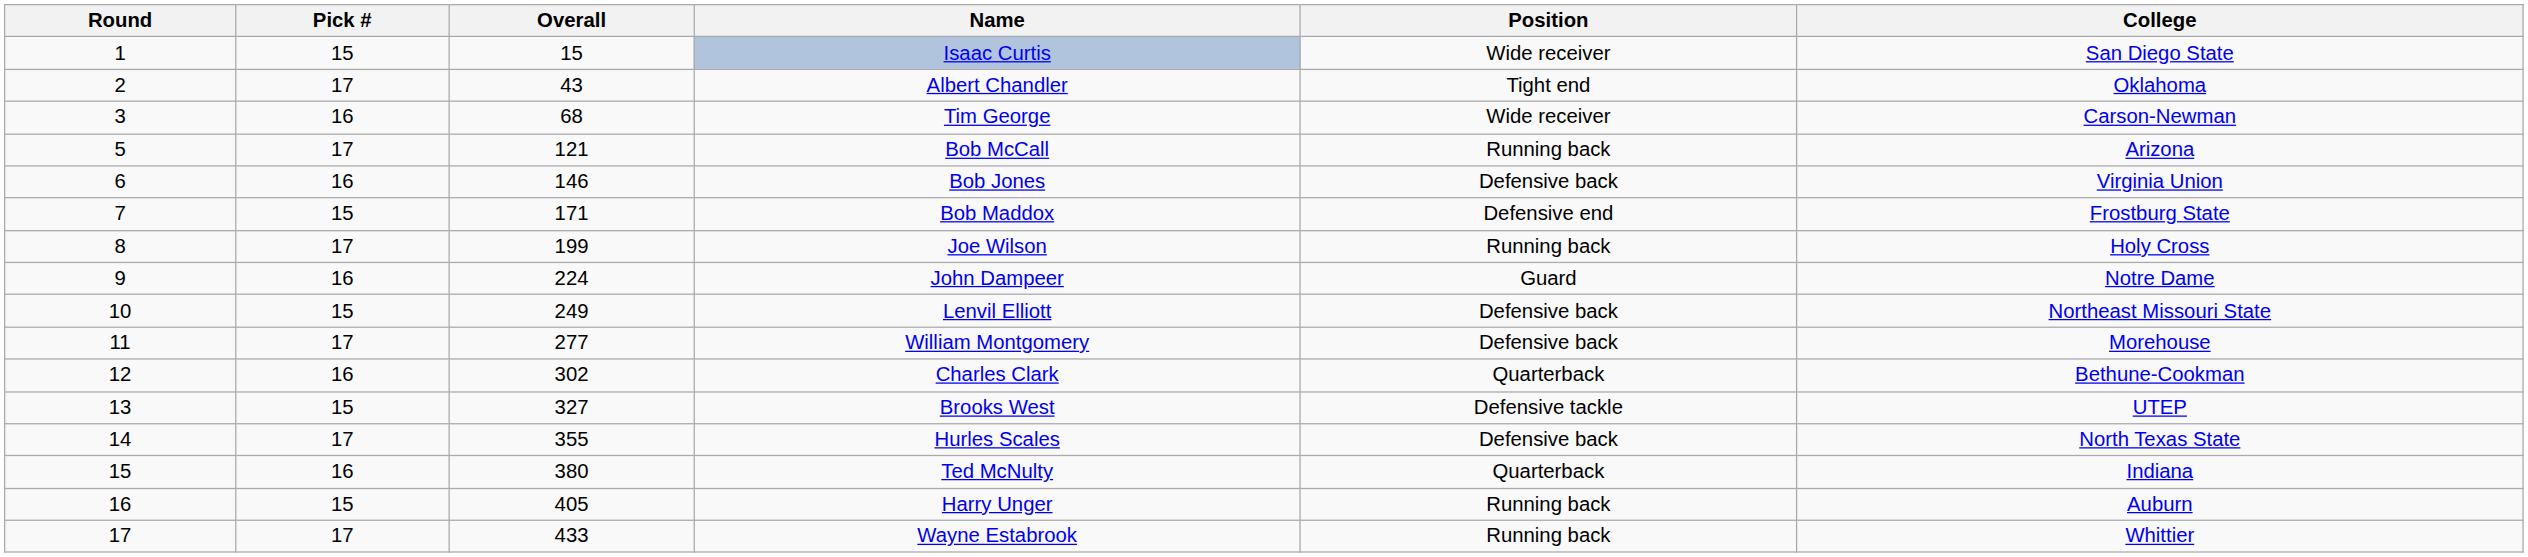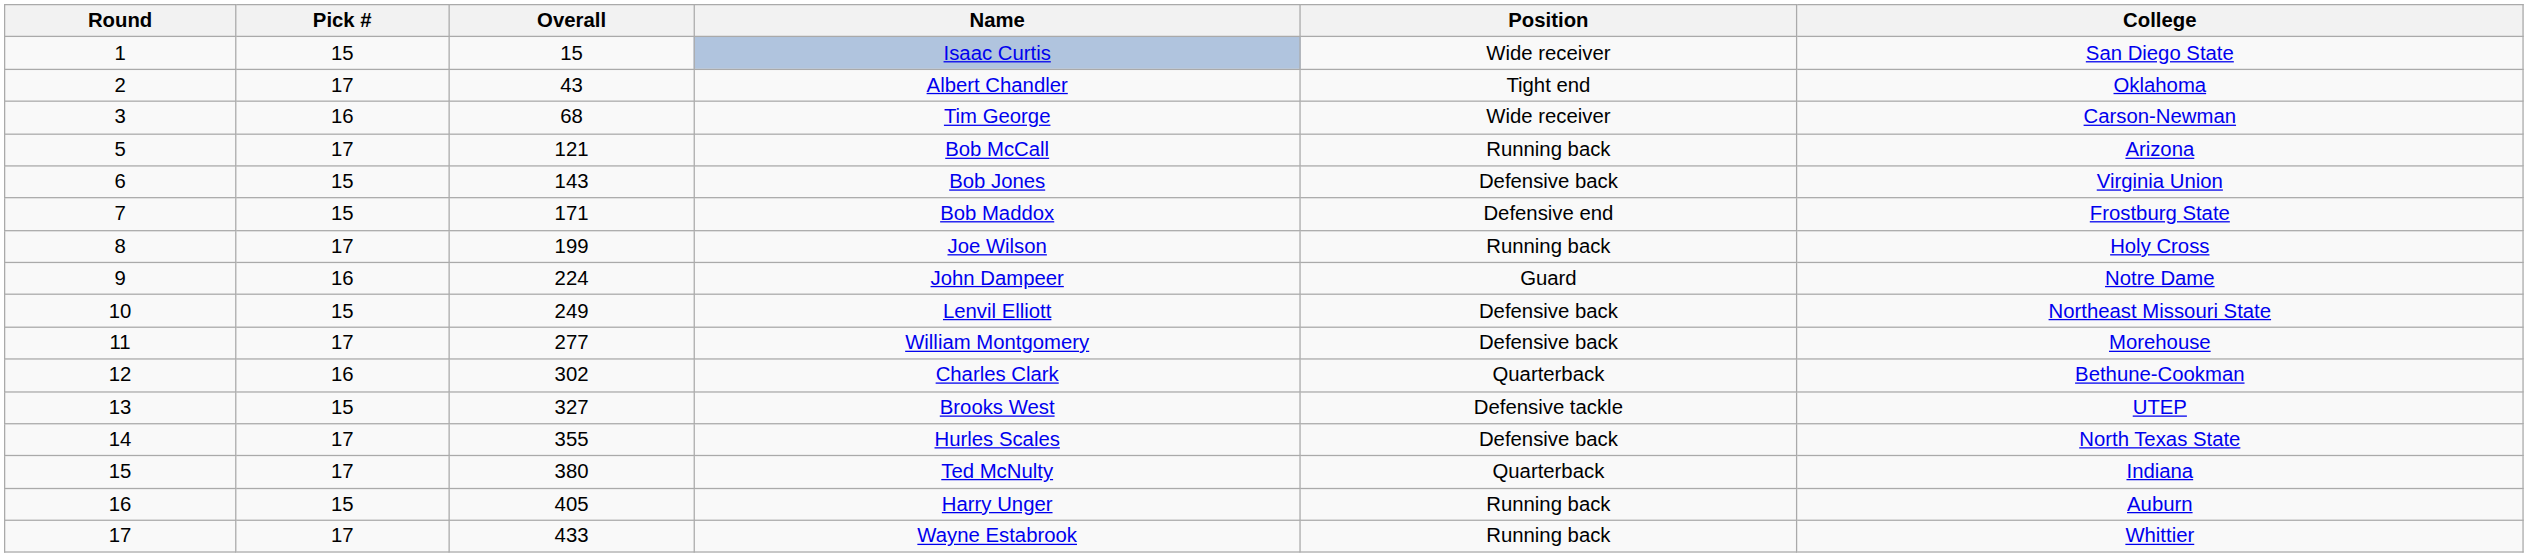(342, 181) 16 -> (342, 181) 15
(572, 181) 146 -> (572, 181) 143
(342, 471) 16 -> (342, 471) 17
